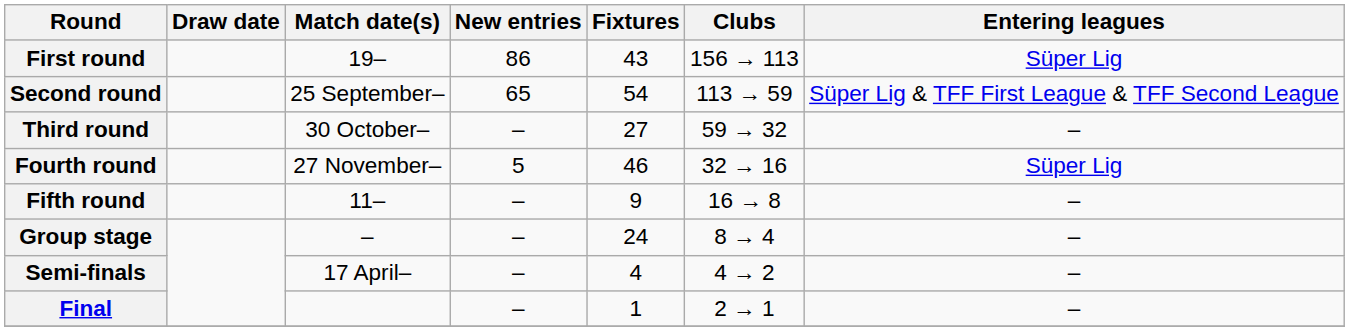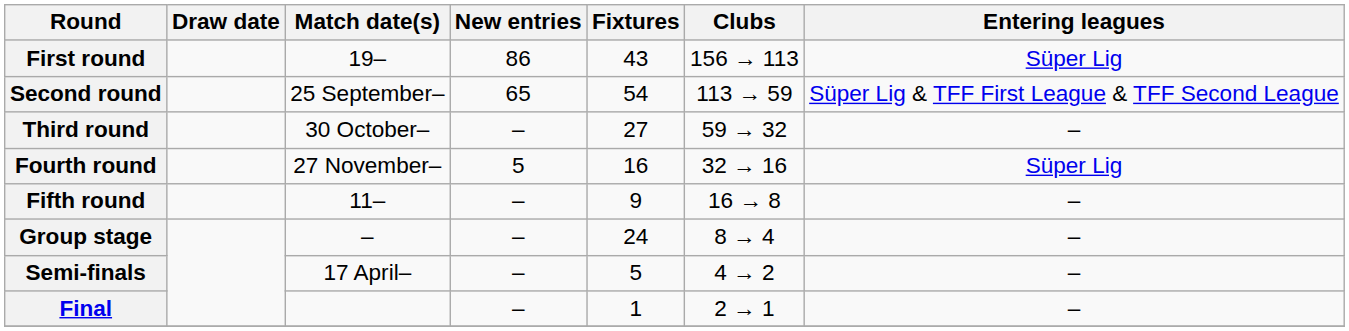(636, 165) 46 -> (636, 165) 16
(636, 272) 4 -> (636, 272) 5
